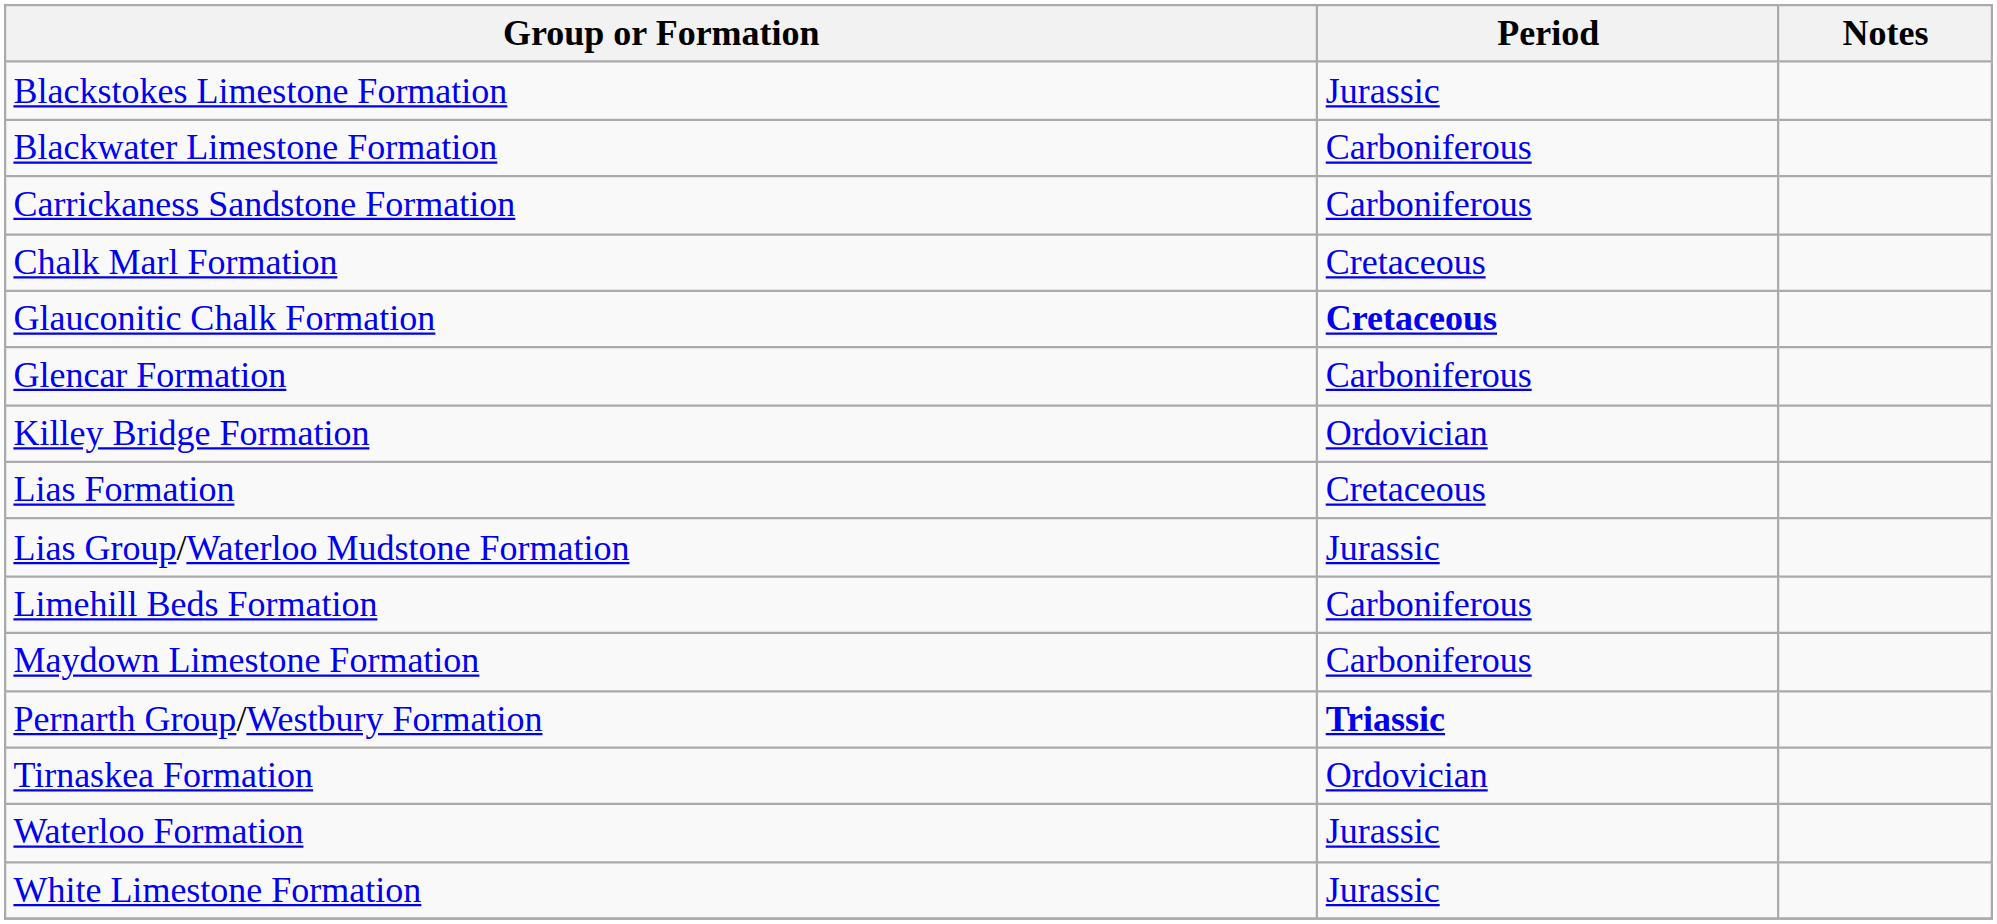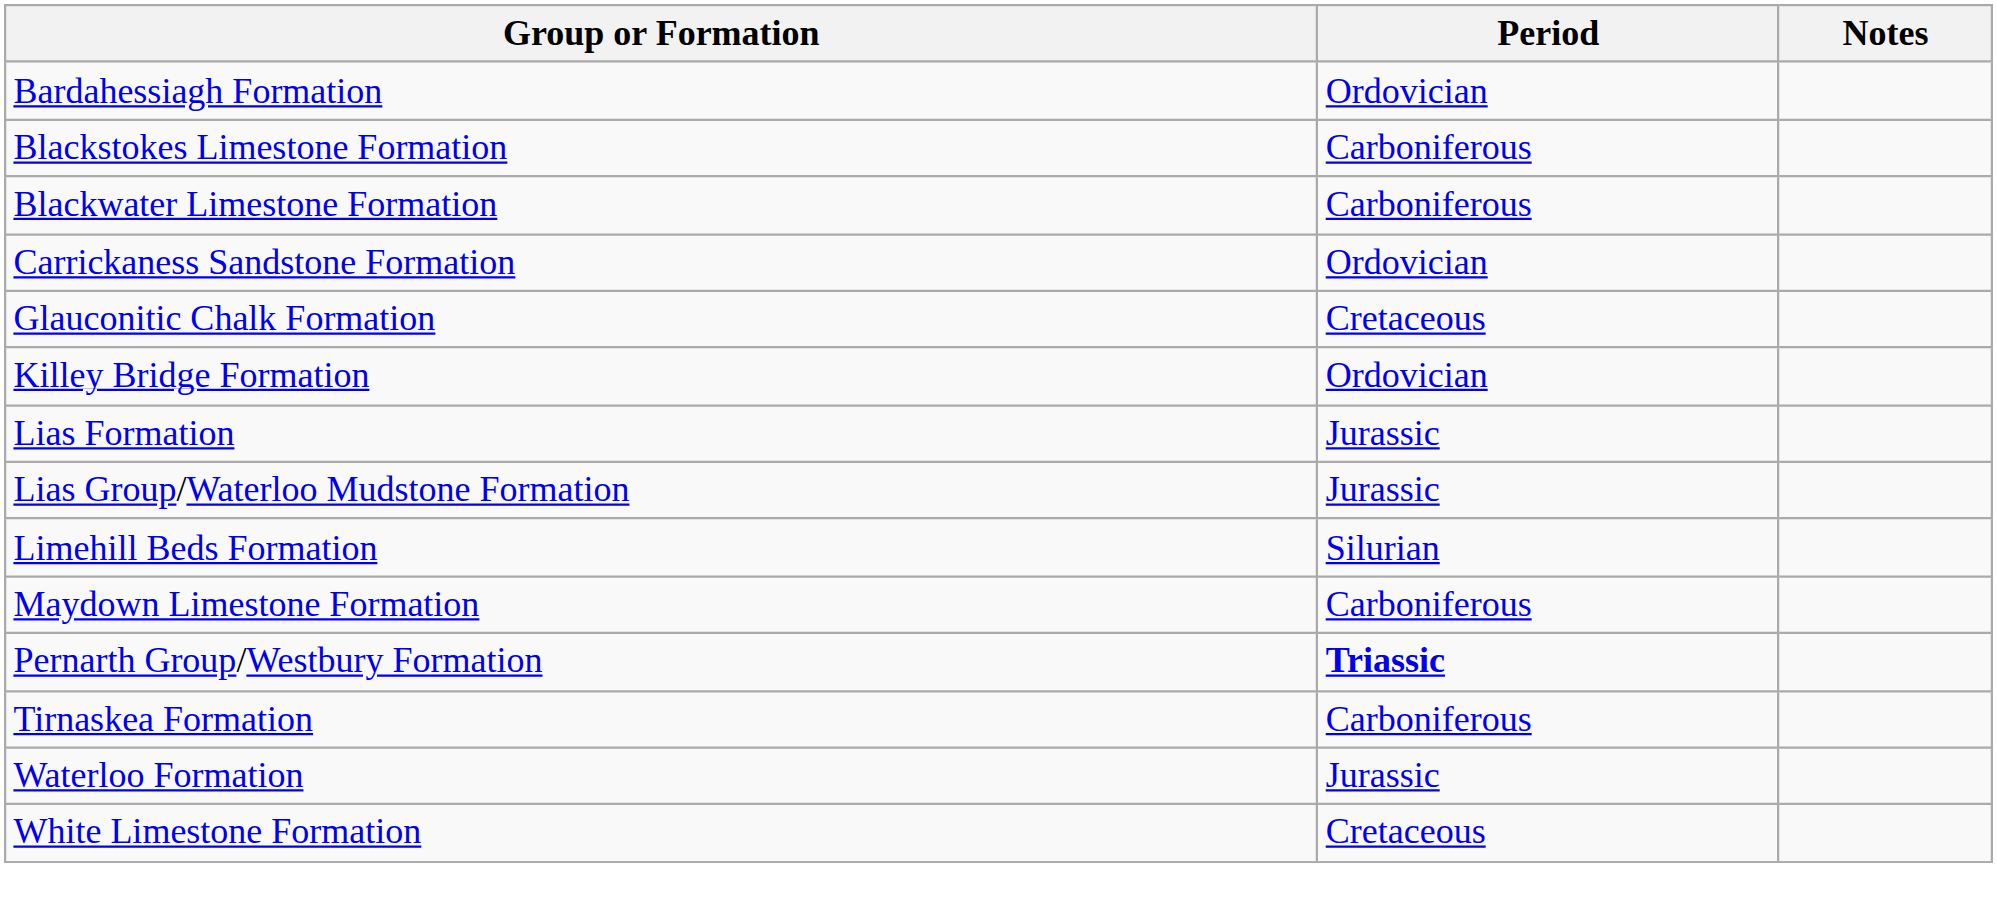+ row: (198, 90)
(1383, 90) Jurassic -> (1429, 147) Carboniferous
(1429, 204) Carboniferous -> (1407, 261) Ordovician
- row: (175, 261)
(1411, 318) bold -> (1406, 318) normal
- row: (150, 375)
(1406, 489) Cretaceous -> (1383, 432) Jurassic
(1429, 603) Carboniferous -> (1383, 546) Silurian
(1407, 775) Ordovician -> (1429, 718) Carboniferous
(1383, 889) Jurassic -> (1406, 832) Cretaceous
